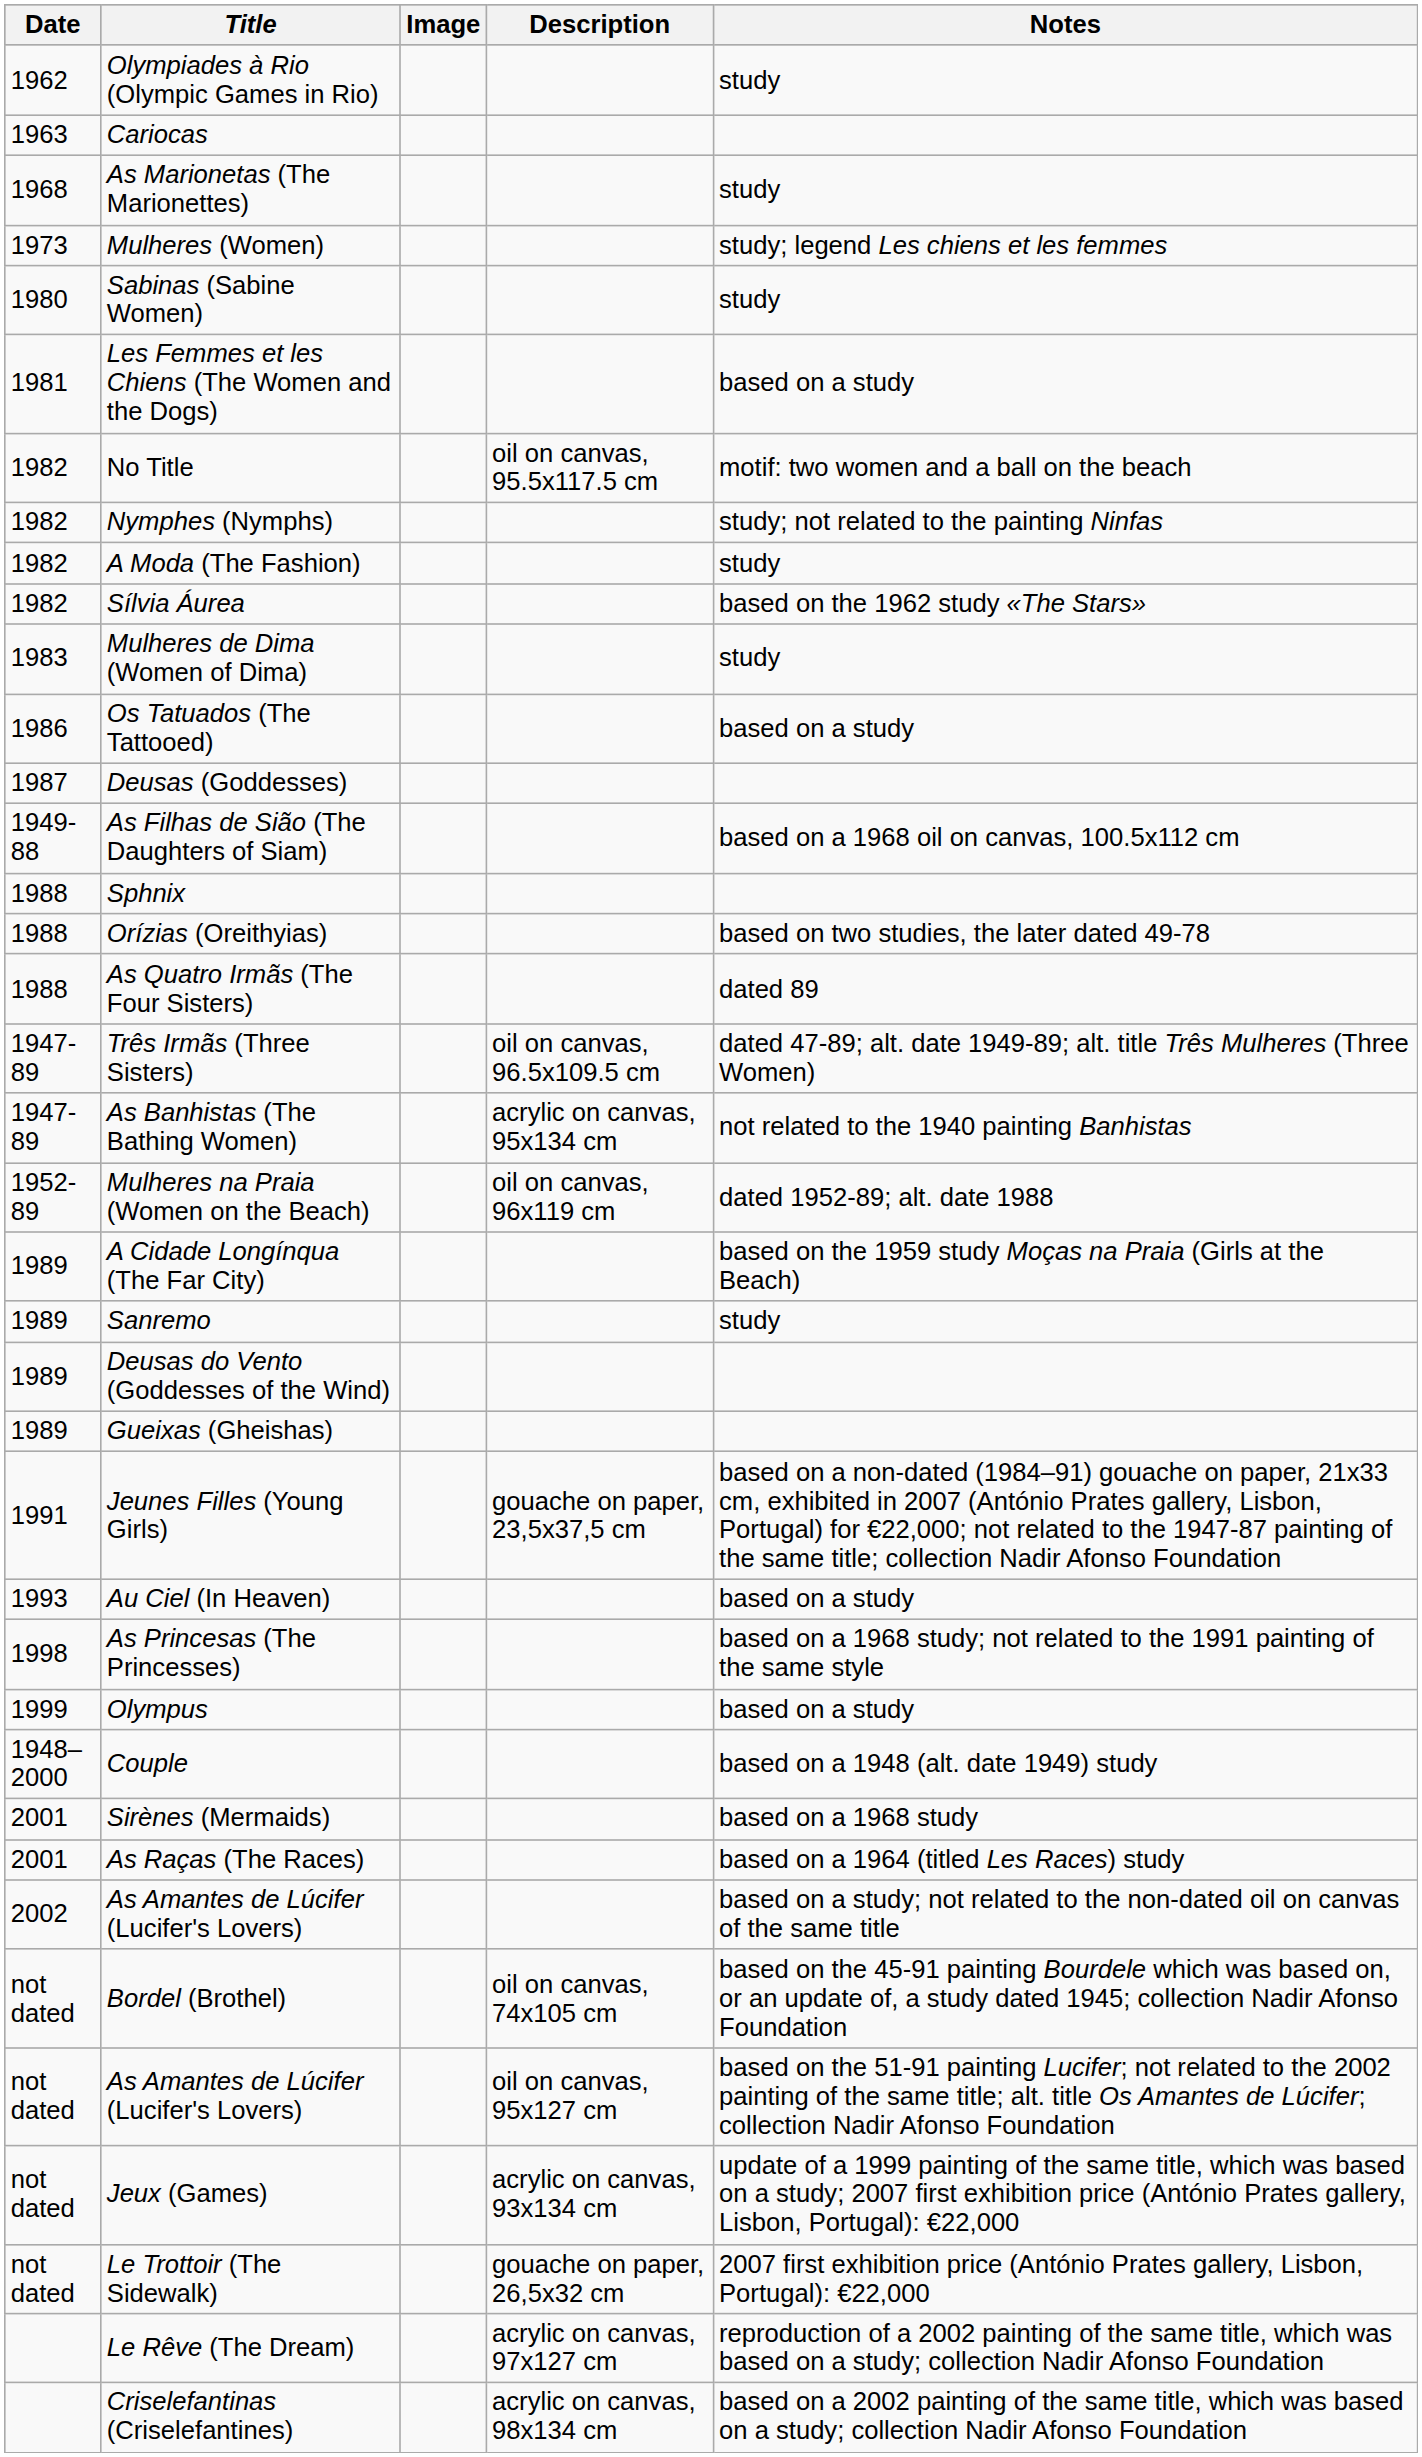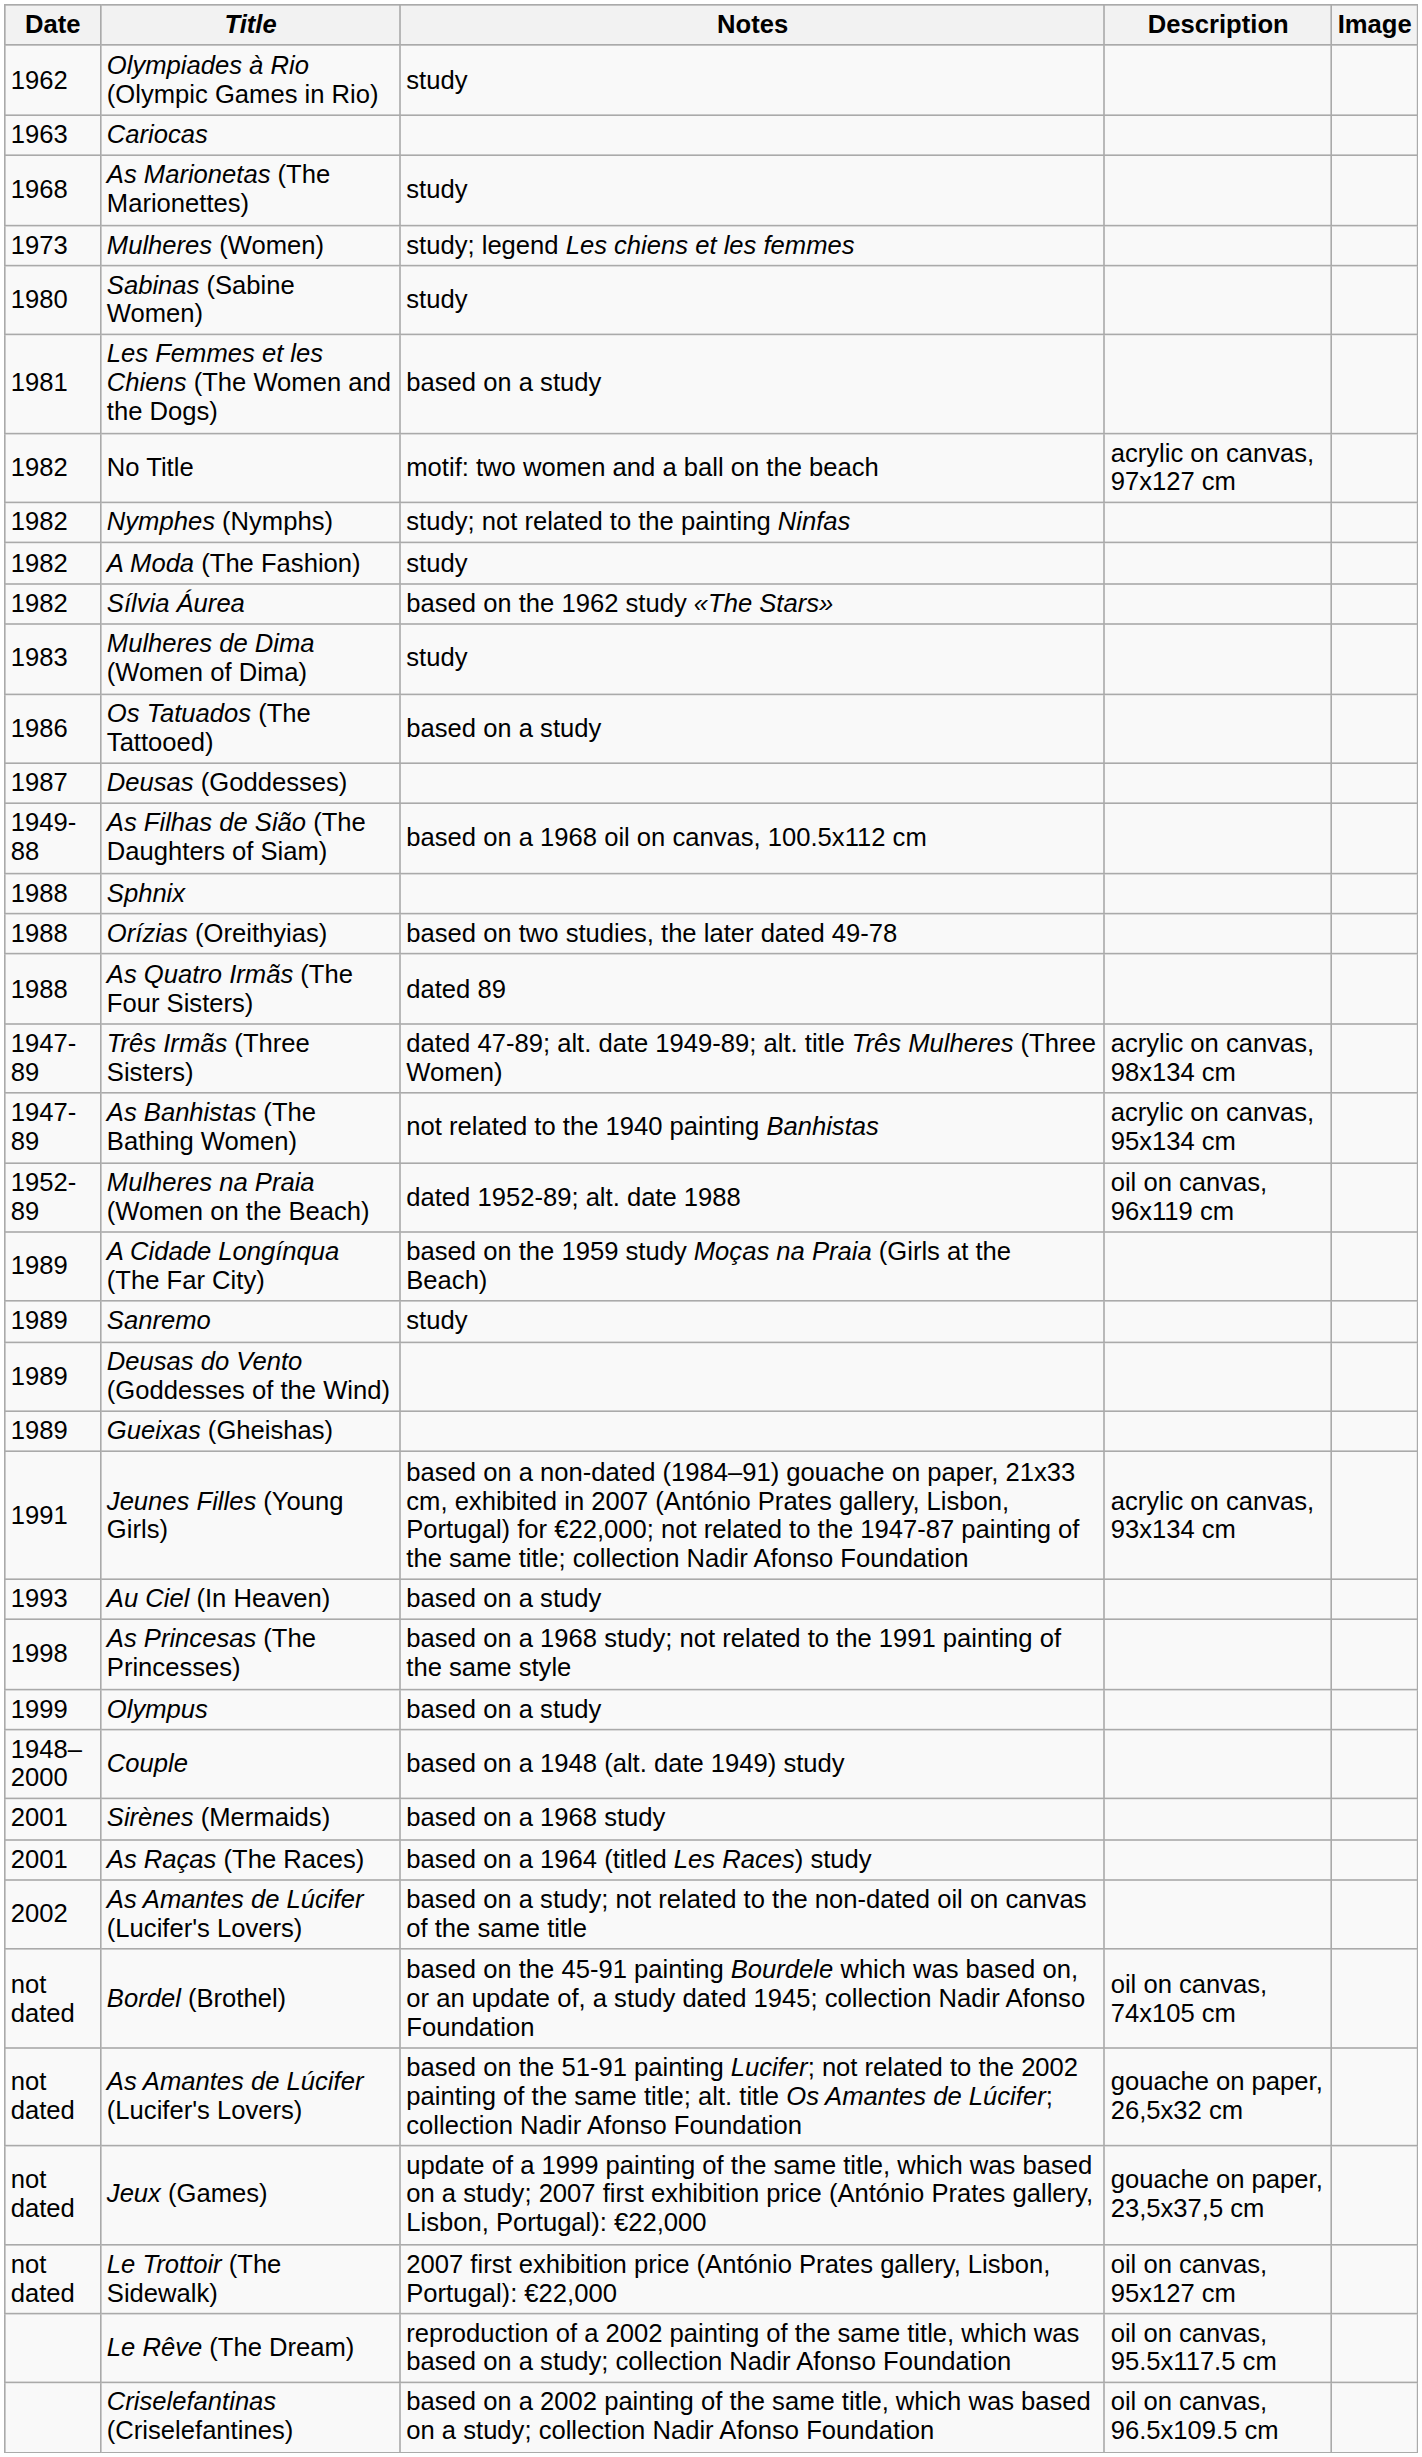columns swapped: (443, 24) <-> (1065, 24)
(575, 467) oil on canvas, 95.5x117.5 cm -> (1212, 467) acrylic on canvas, 97x127 cm
(576, 1058) oil on canvas, 96.5x109.5 cm -> (1212, 1058) acrylic on canvas, 98x134 cm
(598, 1514) gouache on paper, 23,5x37,5 cm -> (1212, 1514) acrylic on canvas, 93x134 cm
(570, 2096) oil on canvas, 95x127 cm -> (1217, 2096) gouache on paper, 26,5x32 cm
(594, 2194) acrylic on canvas, 93x134 cm -> (1217, 2194) gouache on paper, 23,5x37,5 cm
(598, 2278) gouache on paper, 26,5x32 cm -> (1189, 2278) oil on canvas, 95x127 cm
(594, 2347) acrylic on canvas, 97x127 cm -> (1194, 2347) oil on canvas, 95.5x117.5 cm
(594, 2417) acrylic on canvas, 98x134 cm -> (1195, 2417) oil on canvas, 96.5x109.5 cm
